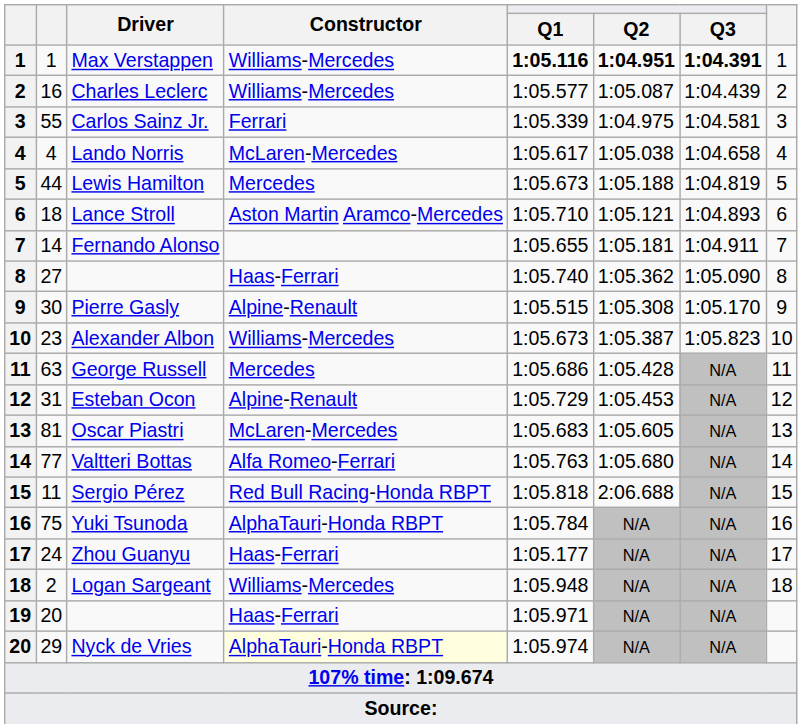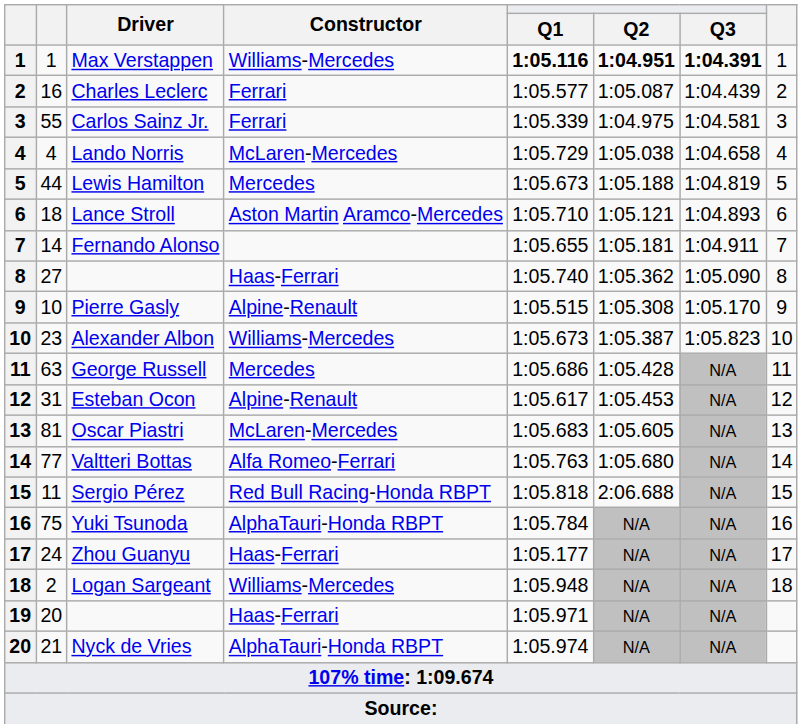(311, 91) Williams-Mercedes -> (258, 91) Ferrari
(550, 152) 1:05.617 -> (550, 152) 1:05.729
(51, 307) 30 -> (51, 307) 10
(550, 399) 1:05.729 -> (550, 399) 1:05.617
(51, 646) 29 -> (51, 646) 21
(336, 646) lightyellow background -> (336, 646) no background
